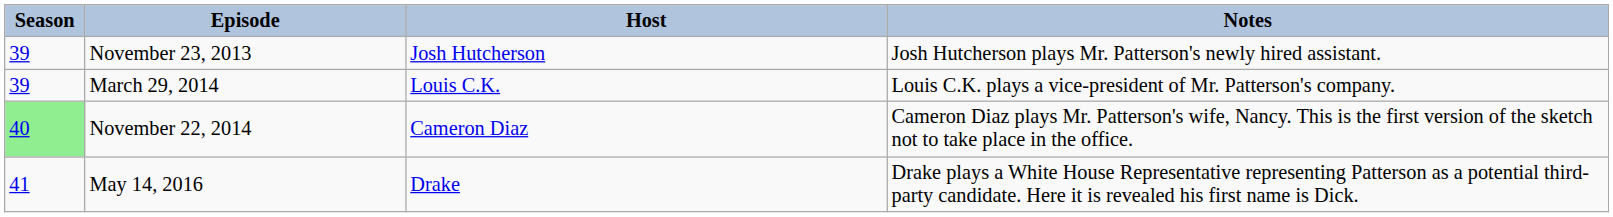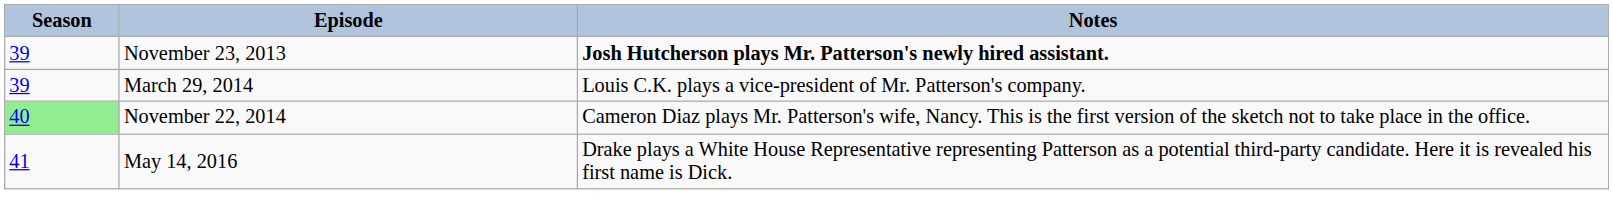- column: (646, 20)
(1136, 52) normal -> (845, 52) bold
